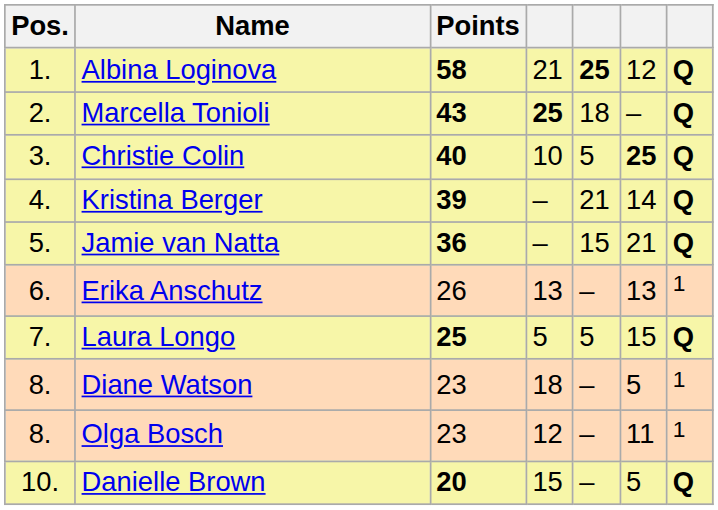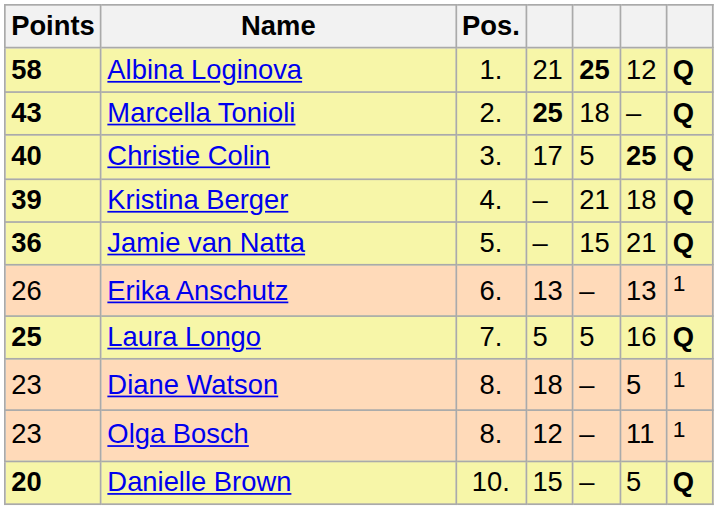columns swapped: (40, 26) <-> (478, 26)
(548, 156) 10 -> (548, 156) 17
(641, 199) 14 -> (641, 199) 18
(641, 337) 15 -> (641, 337) 16
